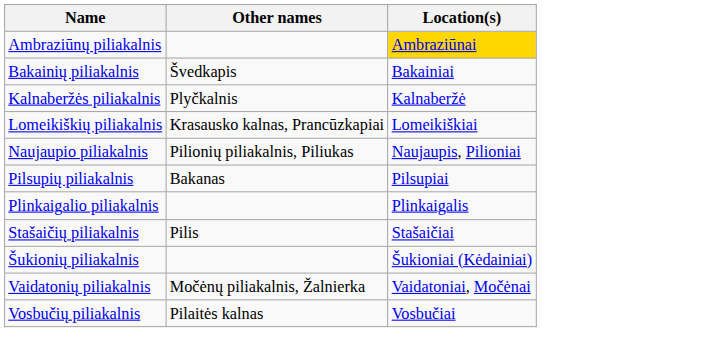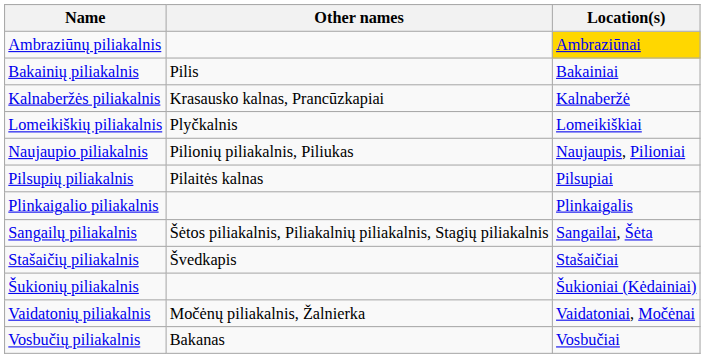(203, 71) Švedkapis -> (184, 71) Pilis
(204, 98) Plyčkalnis -> (277, 98) Krasausko kalnas, Prancūzkapiai
(277, 125) Krasausko kalnas, Prancūzkapiai -> (204, 125) Plyčkalnis
(197, 178) Bakanas -> (217, 178) Pilaitės kalnas
+ row: (73, 232)
(184, 232) Pilis -> (203, 259) Švedkapis
(217, 313) Pilaitės kalnas -> (197, 339) Bakanas
